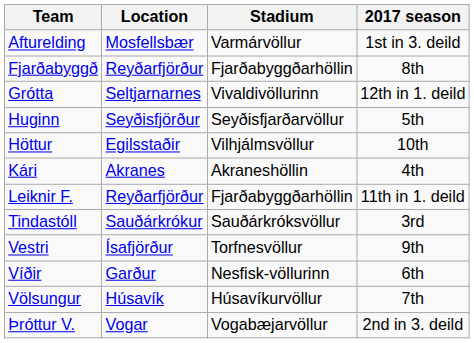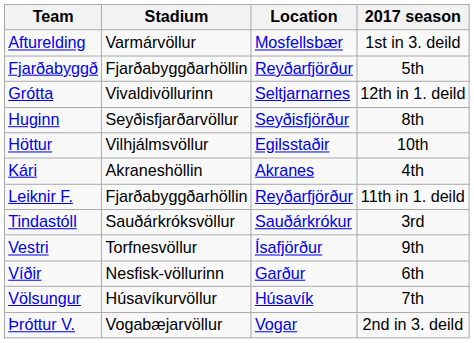columns swapped: (154, 17) <-> (282, 17)
(413, 68) 8th -> (413, 68) 5th
(413, 119) 5th -> (413, 119) 8th
